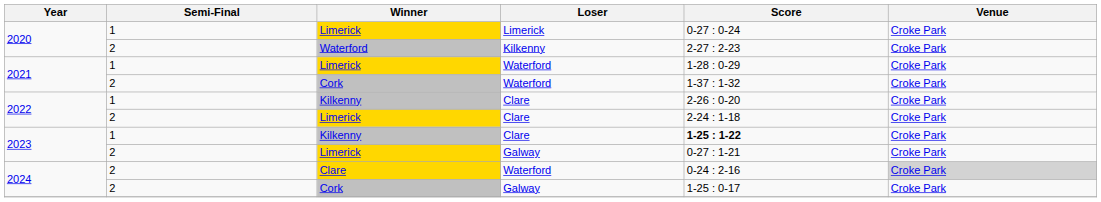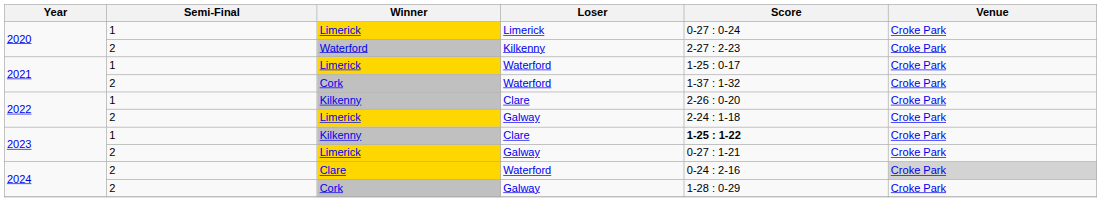(713, 65) 1-28 : 0-29 -> (713, 65) 1-25 : 0-17
(516, 118) Clare -> (522, 118) Galway
(713, 188) 1-25 : 0-17 -> (713, 188) 1-28 : 0-29
